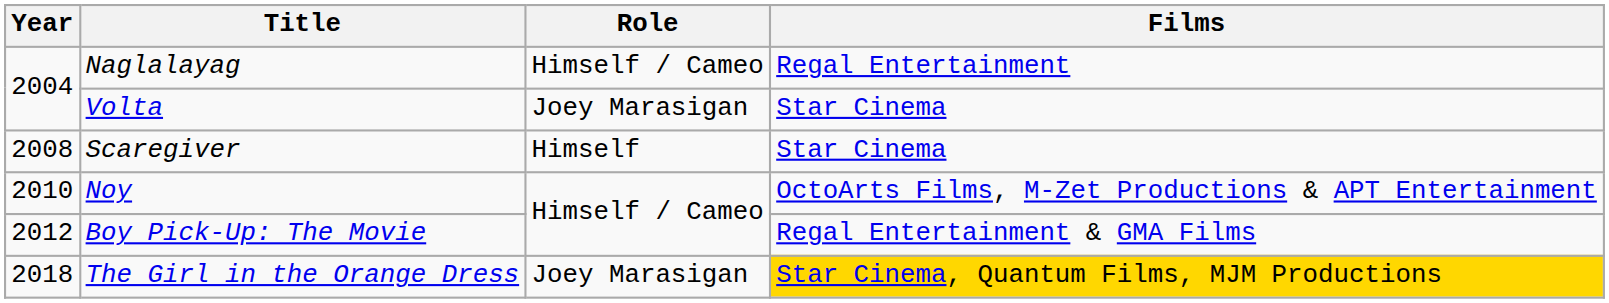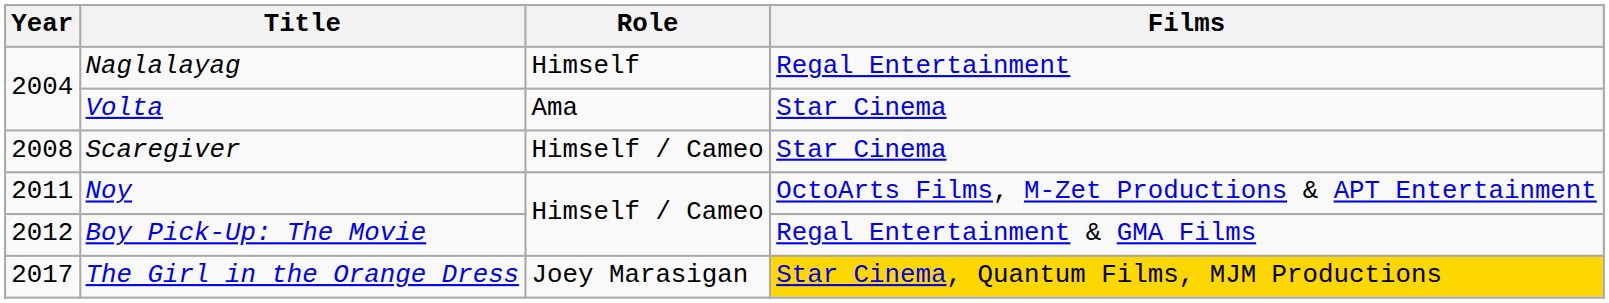(648, 68) Himself / Cameo -> (586, 68) Himself
(640, 110) Joey Marasigan -> (555, 110) Ama
(586, 151) Himself -> (648, 151) Himself / Cameo
(42, 193) 2010 -> (42, 193) 2011
(42, 276) 2018 -> (42, 276) 2017
